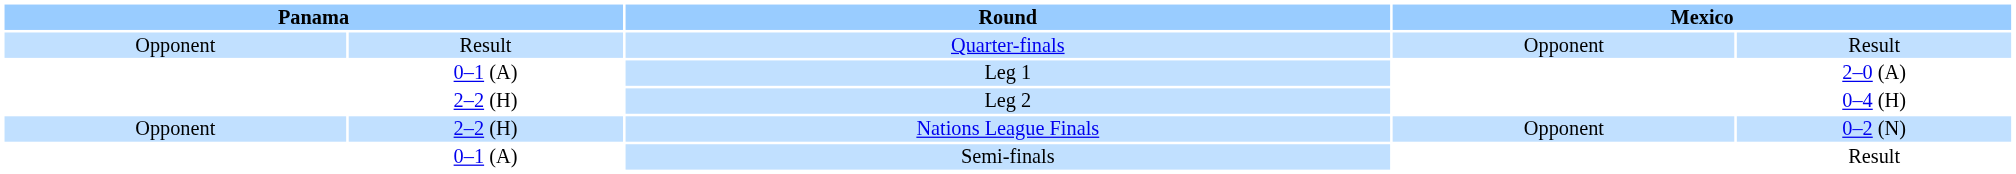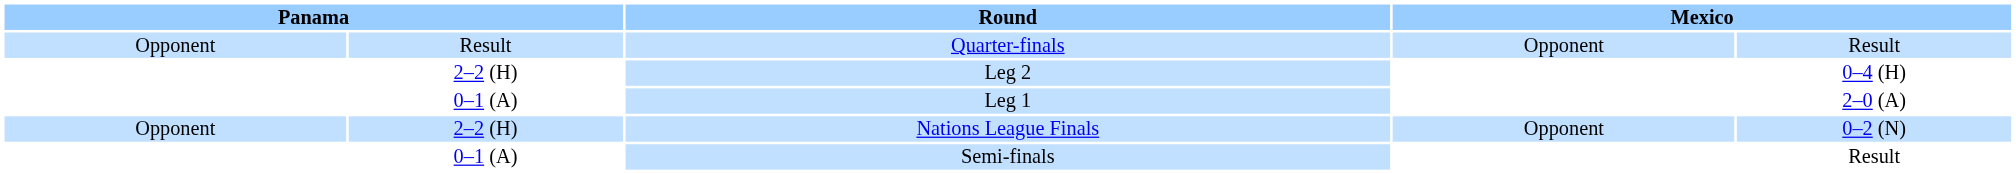rows swapped: (1008, 72) <-> (1008, 100)
